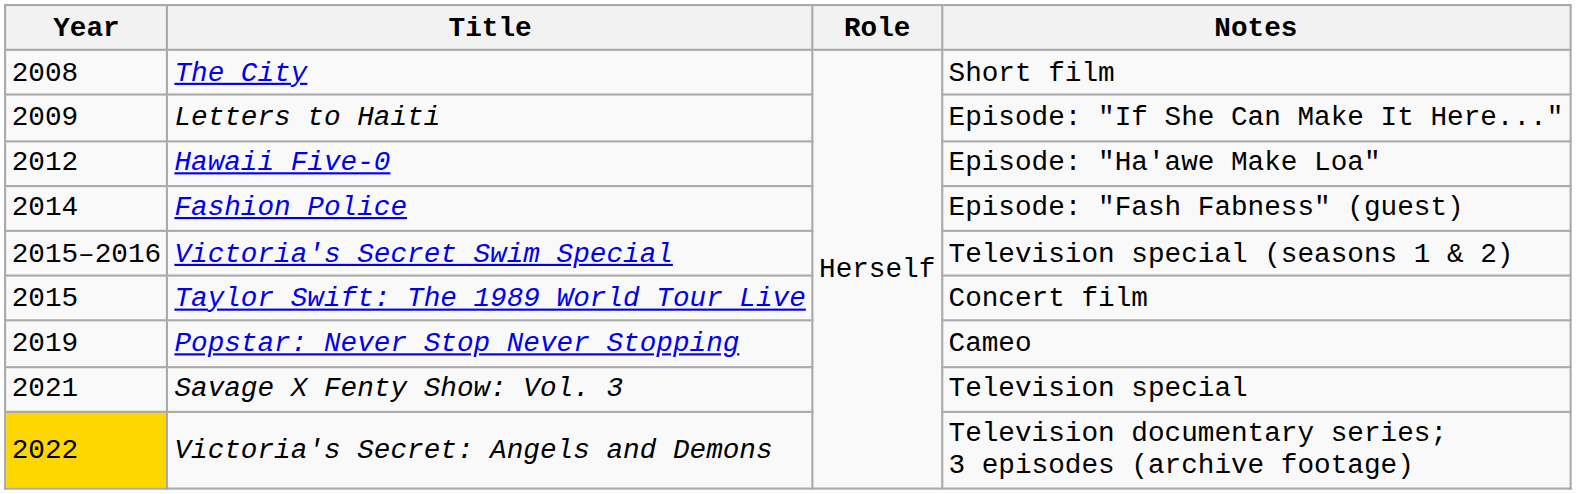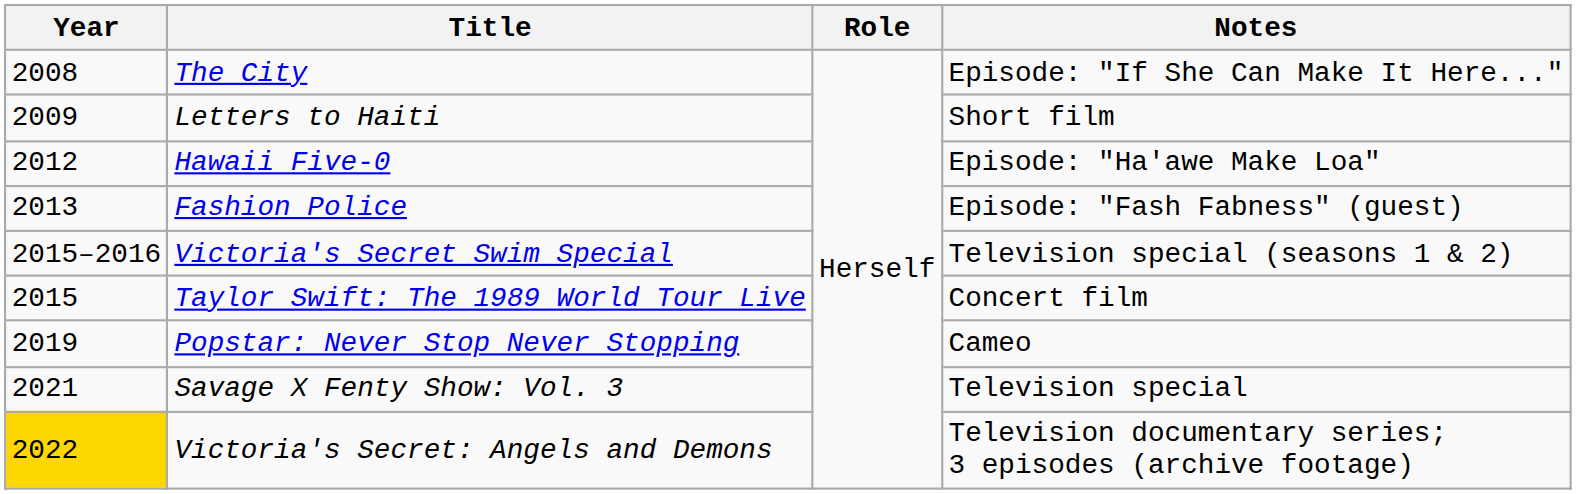(1032, 73) Short film -> (1256, 73) Episode: "If She Can Make It Here..."
(1256, 118) Episode: "If She Can Make It Here..." -> (1032, 118) Short film
(45, 208) 2014 -> (45, 208) 2013
